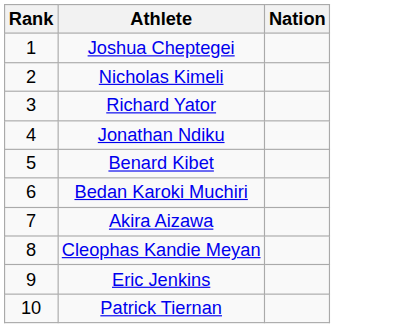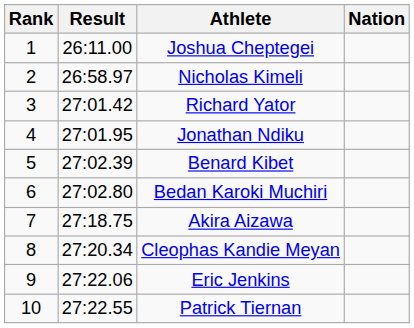+ column: (97, 18)
